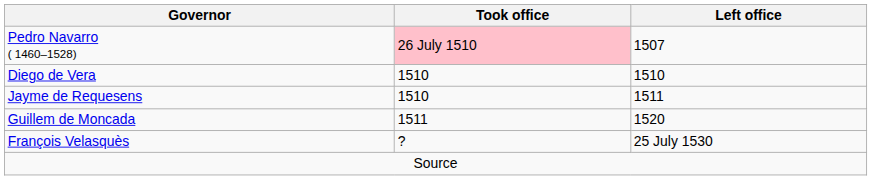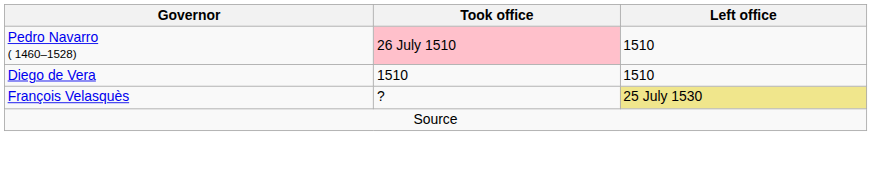(649, 45) 1507 -> (639, 45) 1510
- row: (75, 97)
- row: (71, 119)
(673, 141) no background -> (663, 97) khaki background
